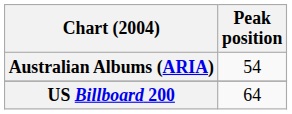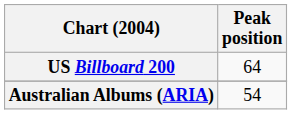rows swapped: (111, 66) <-> (111, 94)
